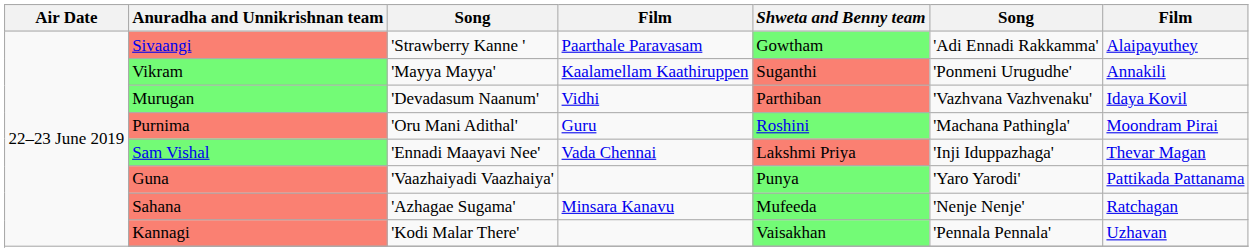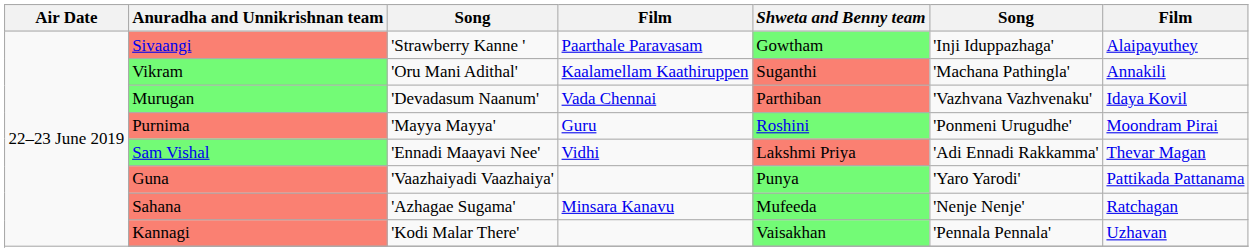(1016, 44) 'Adi Ennadi Rakkamma' -> (994, 44) 'Inji Iduppazhaga'
(443, 71) 'Mayya Mayya' -> (454, 71) 'Oru Mani Adithal'
(1003, 71) 'Ponmeni Urugudhe' -> (1002, 71) 'Machana Pathingla'
(580, 98) Vidhi -> (609, 98) Vada Chennai
(454, 125) 'Oru Mani Adithal' -> (443, 125) 'Mayya Mayya'
(1002, 125) 'Machana Pathingla' -> (1003, 125) 'Ponmeni Urugudhe'
(609, 152) Vada Chennai -> (580, 152) Vidhi
(994, 152) 'Inji Iduppazhaga' -> (1016, 152) 'Adi Ennadi Rakkamma'
